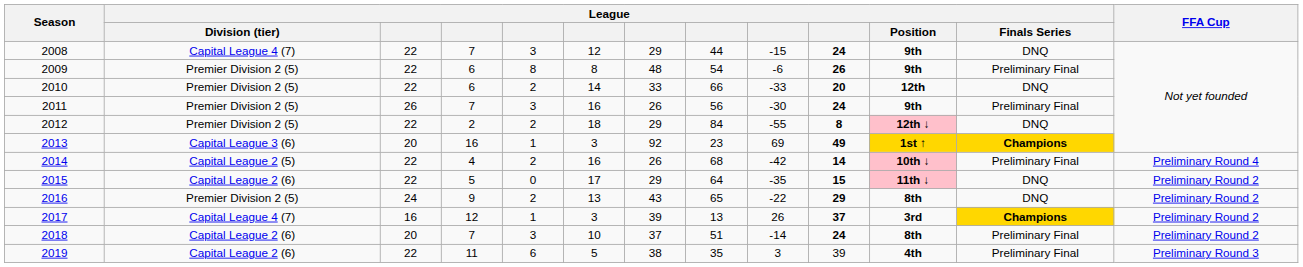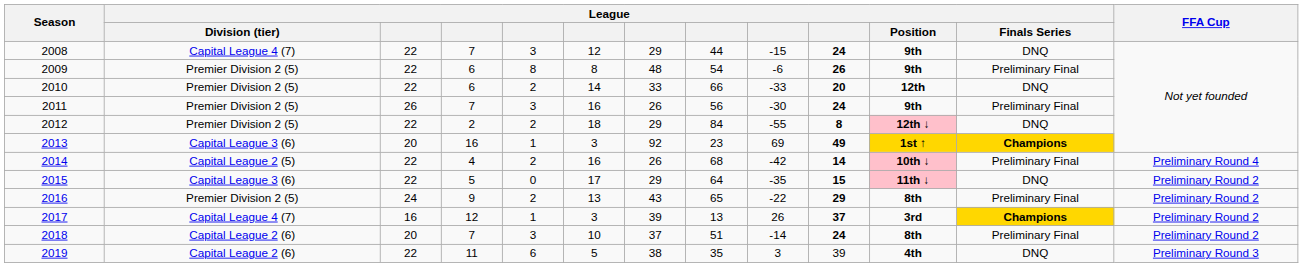(242, 179) Capital League 2 (6) -> (242, 179) Capital League 3 (6)
(1035, 198) DNQ -> (1035, 198) Preliminary Final
(1035, 253) Preliminary Final -> (1035, 253) DNQ
